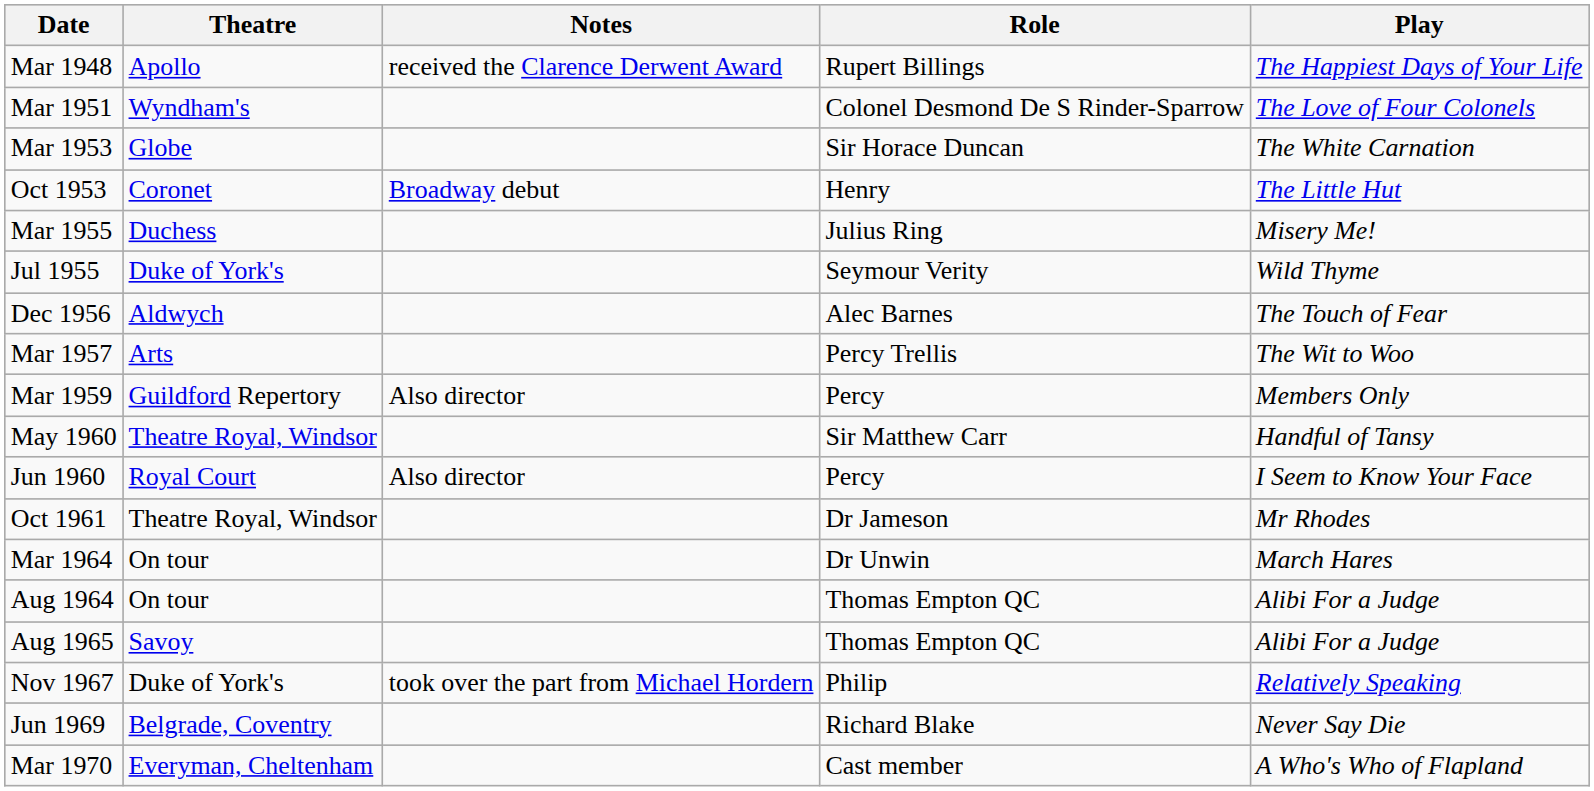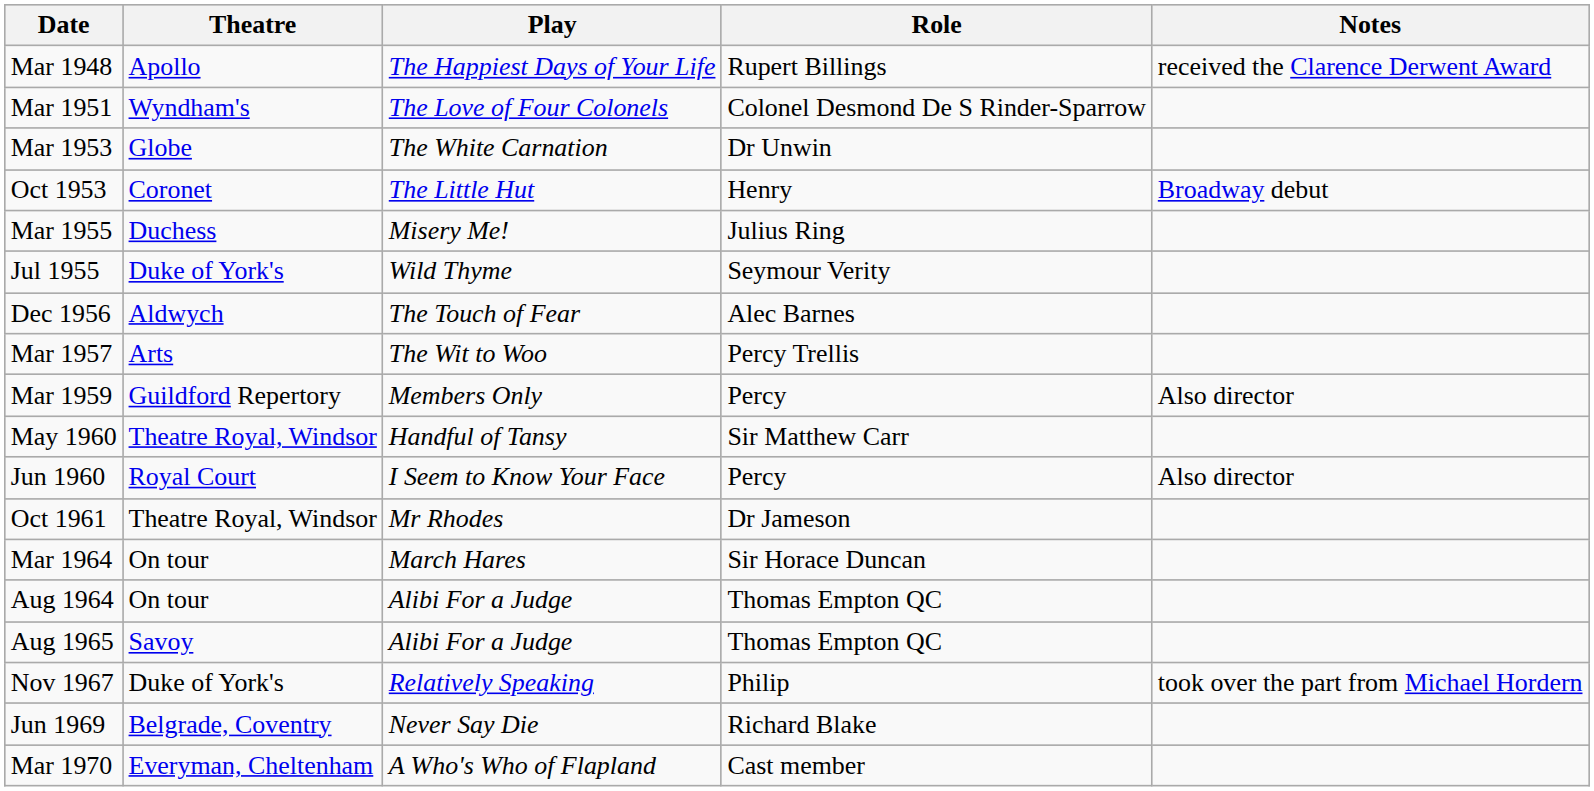columns swapped: (1419, 25) <-> (601, 25)
(925, 148) Sir Horace Duncan -> (780, 148) Dr Unwin
(878, 559) Dr Unwin -> (827, 559) Sir Horace Duncan
